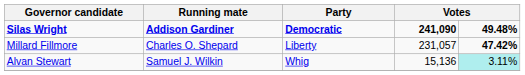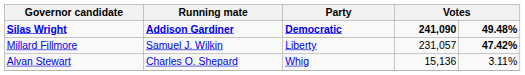(192, 45) Charles O. Shepard -> (184, 45) Samuel J. Wilkin
(184, 62) Samuel J. Wilkin -> (192, 62) Charles O. Shepard
(503, 62) paleturquoise background -> (503, 62) no background
